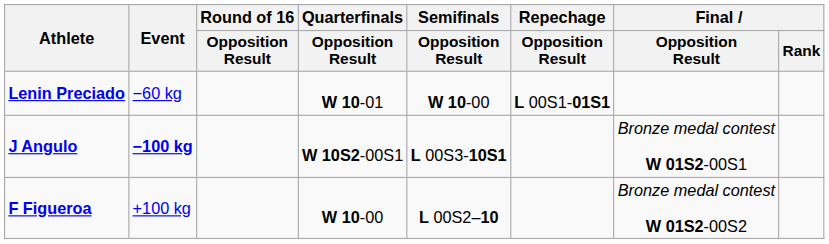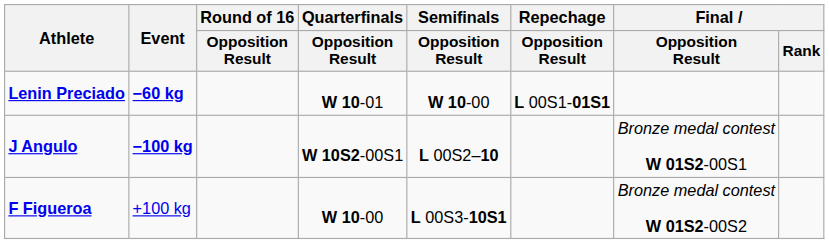(157, 94) normal -> (158, 94) bold
(459, 156) L 00S3-10S1 -> (459, 156) L 00S2–10
(459, 218) L 00S2–10 -> (459, 218) L 00S3-10S1
